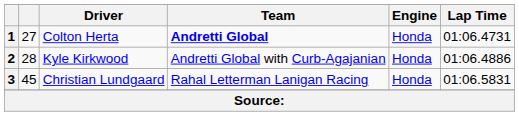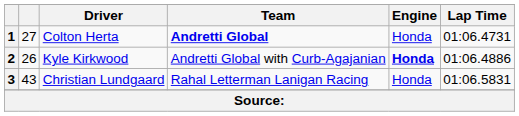(29, 58) 28 -> (29, 58) 26
(412, 58) normal -> (413, 58) bold
(29, 80) 45 -> (29, 80) 43
